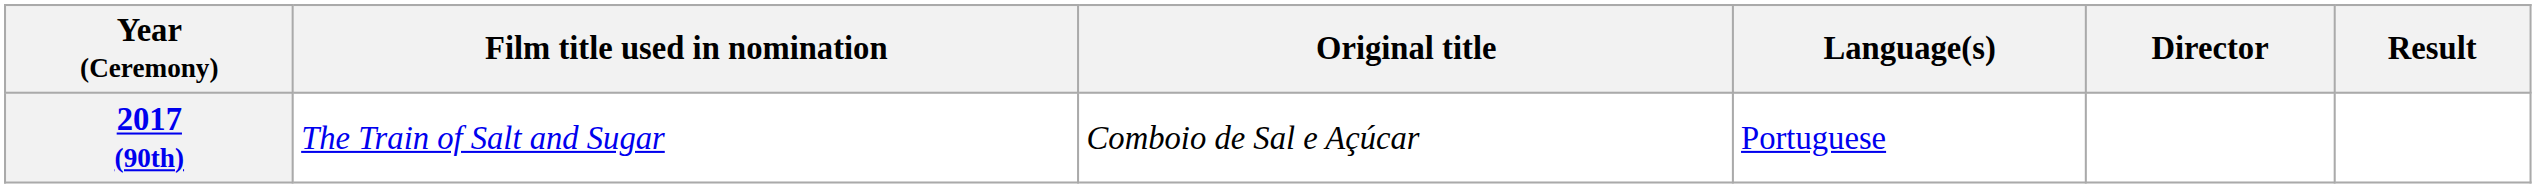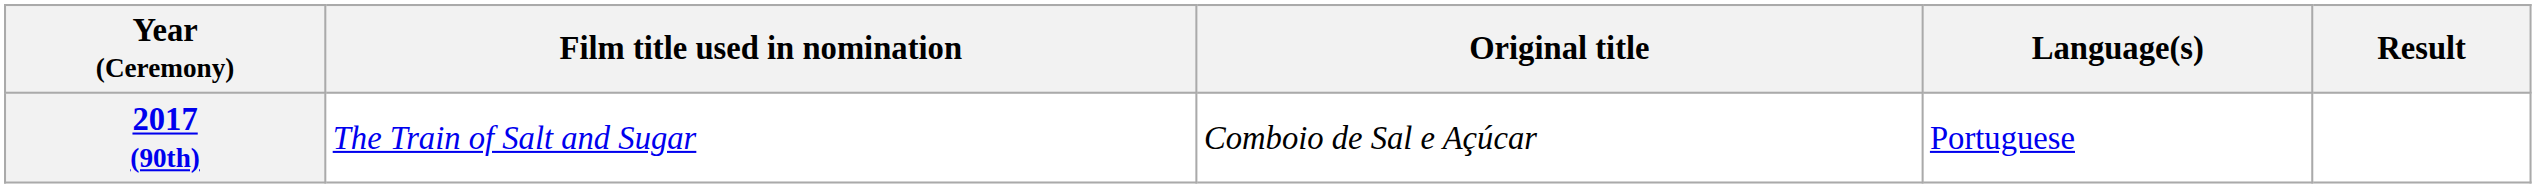- column: (2210, 48)
